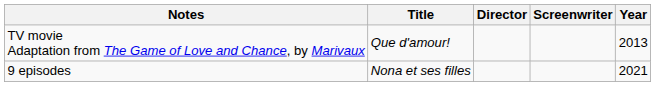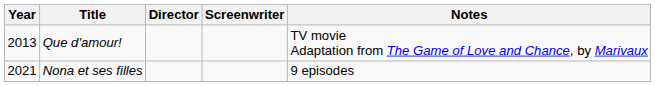columns swapped: (633, 14) <-> (186, 14)
